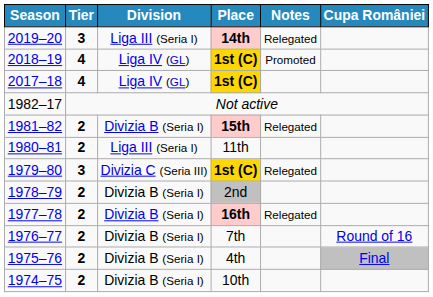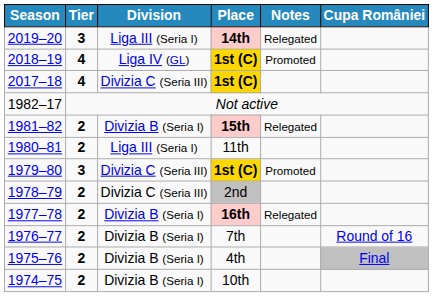(154, 82) Liga IV (GL) -> (154, 82) Divizia C (Seria III)
(290, 171) Relegated -> (290, 171) Promoted
(154, 192) Divizia B (Seria I) -> (154, 192) Divizia C (Seria III)
